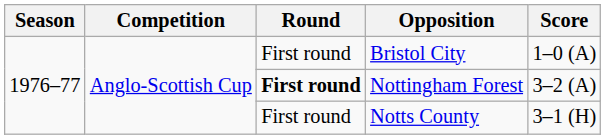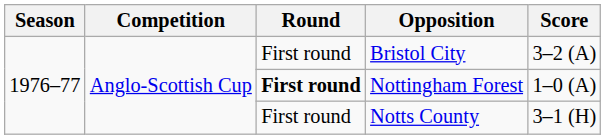(564, 52) 1–0 (A) -> (564, 52) 3–2 (A)
(564, 85) 3–2 (A) -> (564, 85) 1–0 (A)
